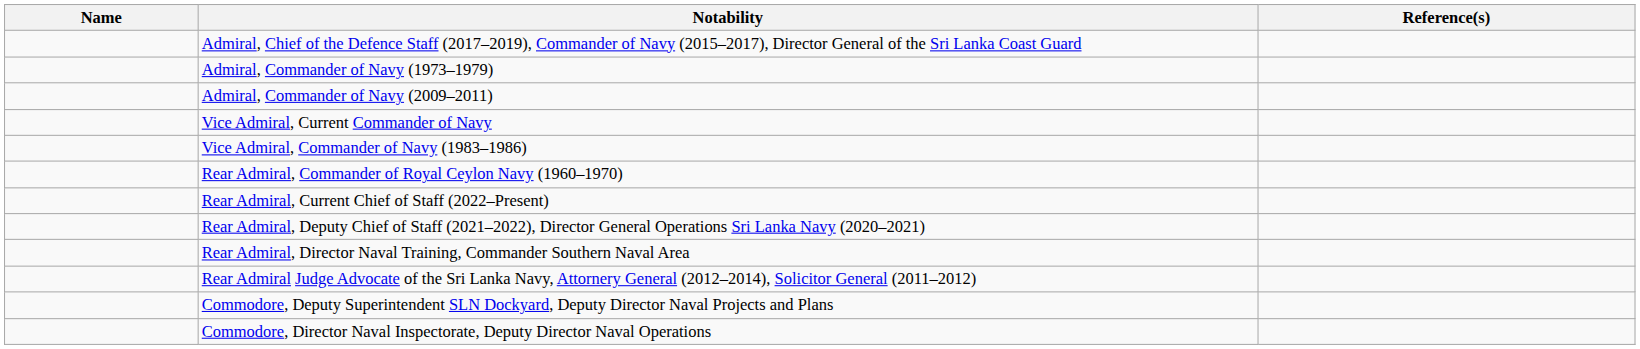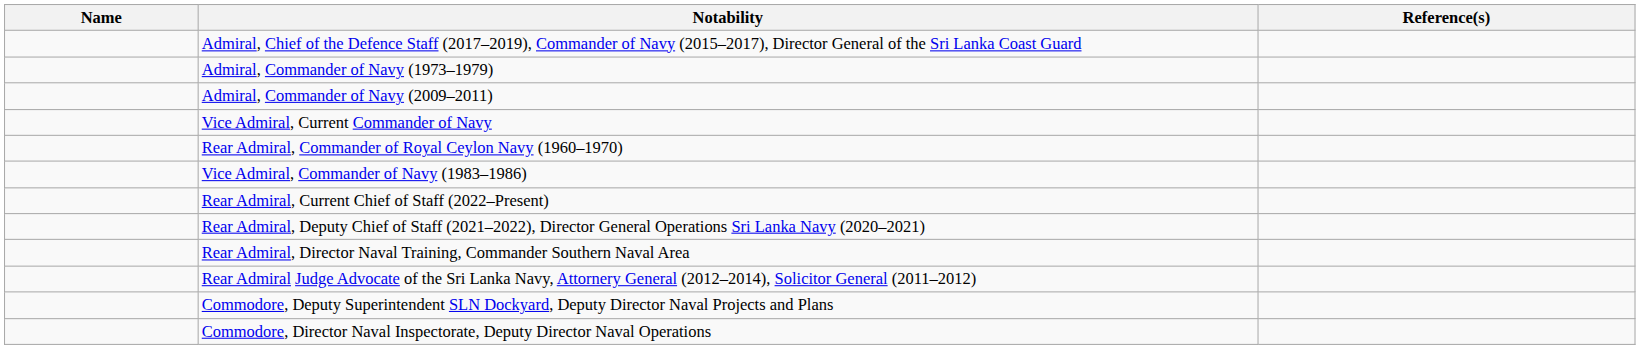rows swapped: (364, 148) <-> (412, 174)
